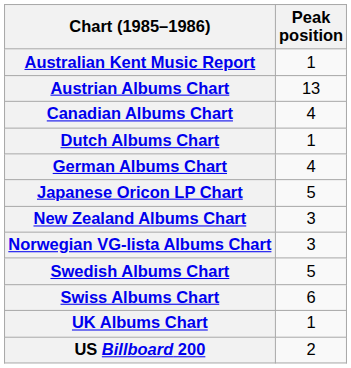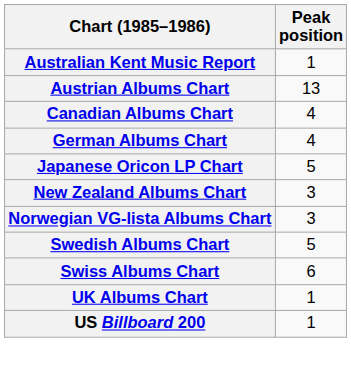- row: (140, 140)
(311, 349) 2 -> (311, 323) 1
